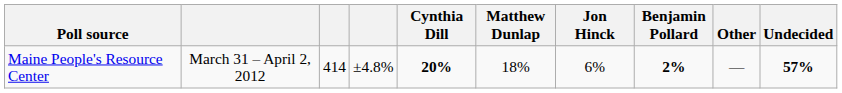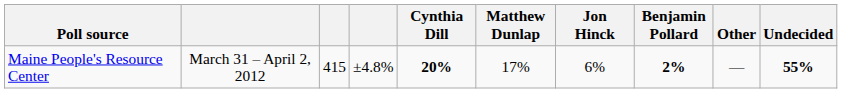(335, 66) 414 -> (335, 66) 415
(516, 66) 18% -> (516, 66) 17%
(798, 66) 57% -> (798, 66) 55%
